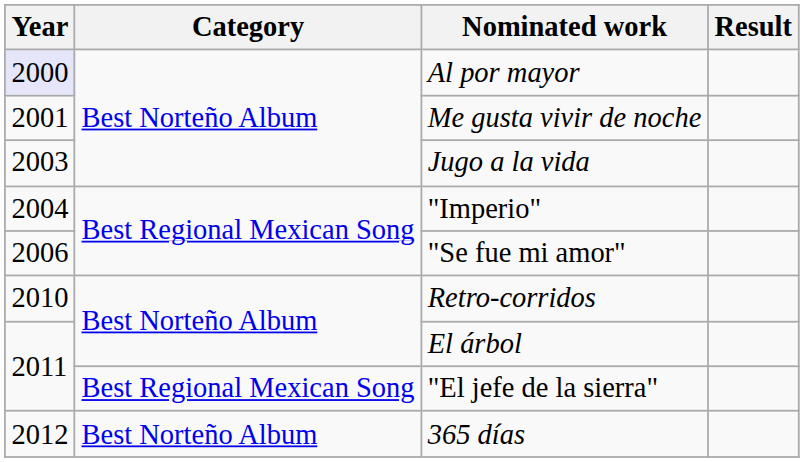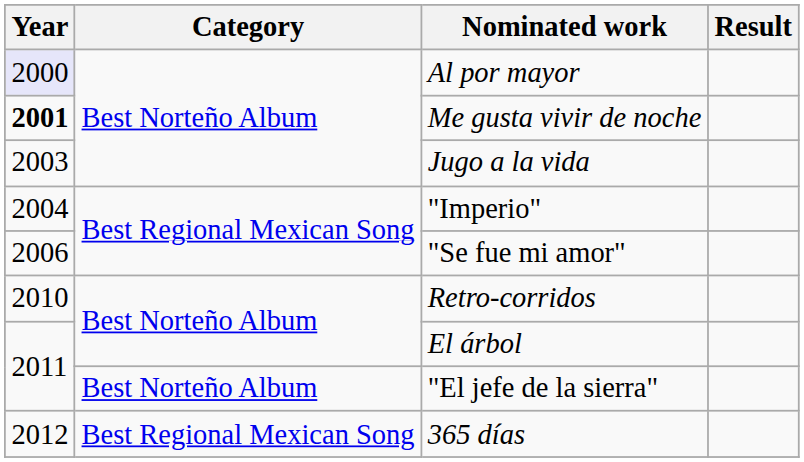(40, 117) normal -> (40, 117) bold
(248, 388) Best Regional Mexican Song -> (199, 388) Best Norteño Album
(199, 433) Best Norteño Album -> (248, 433) Best Regional Mexican Song
